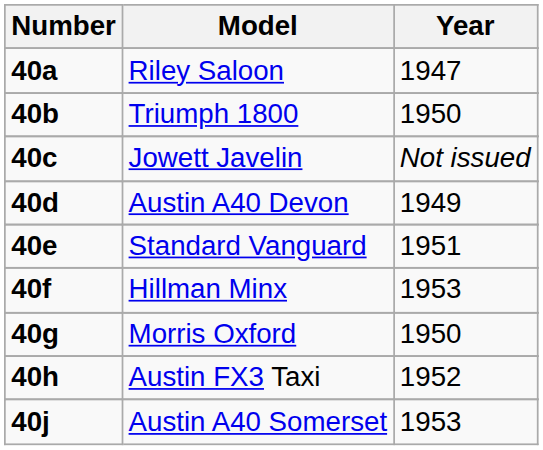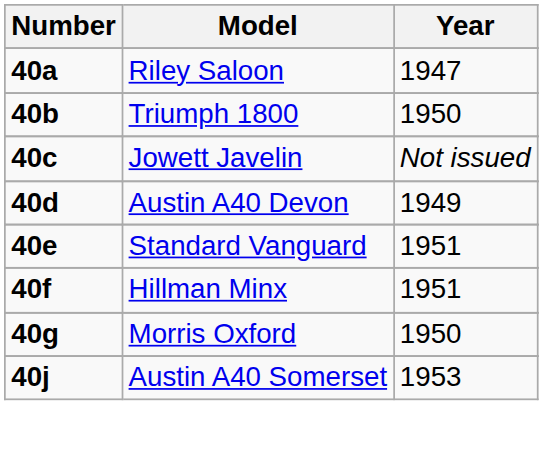(431, 289) 1953 -> (431, 289) 1951
- row: (224, 377)
